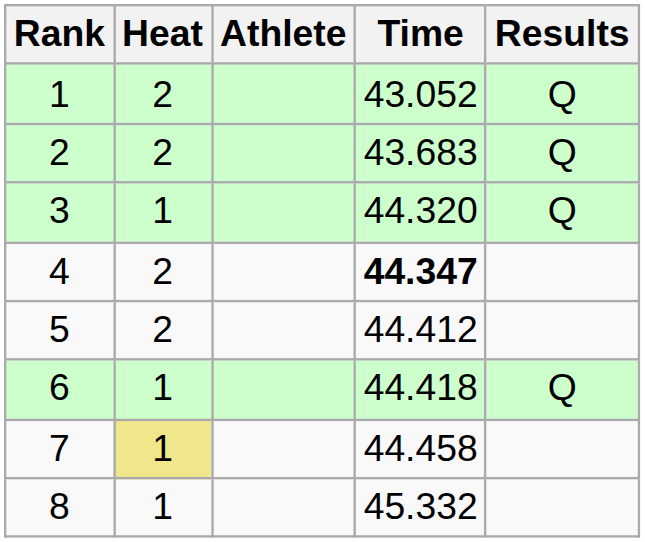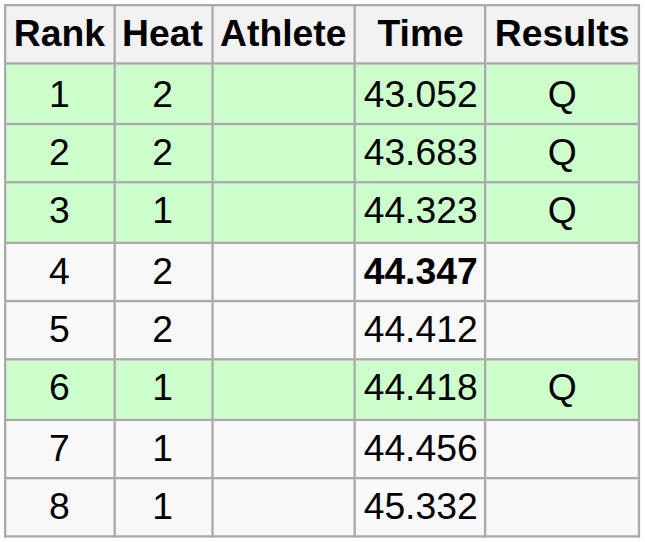(421, 211) 44.320 -> (421, 211) 44.323
(163, 447) khaki background -> (163, 447) no background
(421, 447) 44.458 -> (421, 447) 44.456
